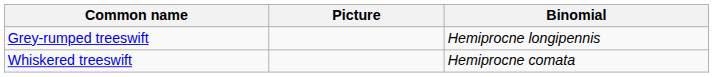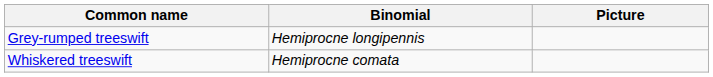columns swapped: (576, 15) <-> (356, 15)
